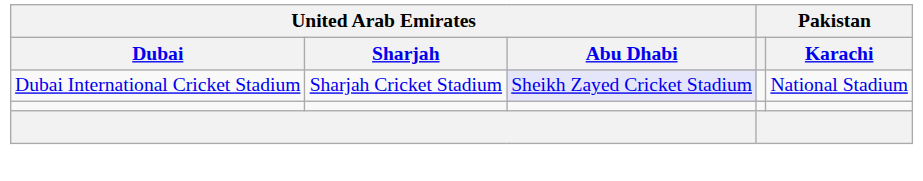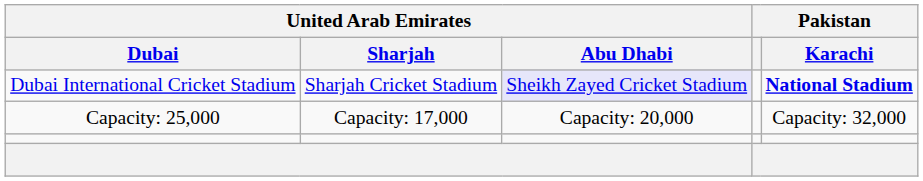(839, 85) normal -> (839, 85) bold
+ row: (153, 117)
